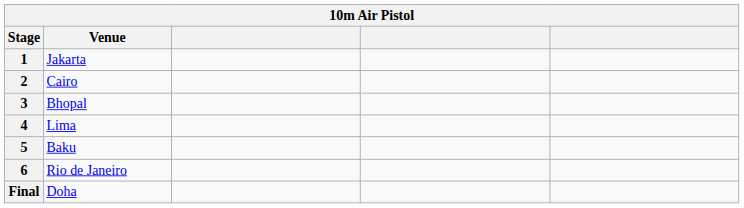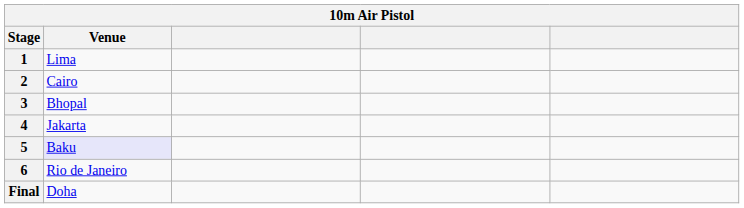(66, 59) Jakarta -> (61, 59) Lima
(61, 125) Lima -> (66, 125) Jakarta
(61, 147) no background -> (61, 147) lavender background
